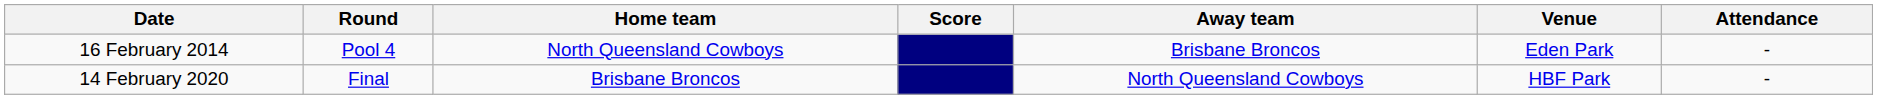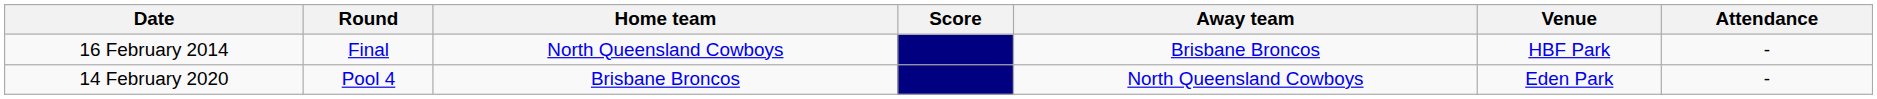(368, 49) Pool 4 -> (368, 49) Final
(1569, 49) Eden Park -> (1569, 49) HBF Park
(368, 79) Final -> (368, 79) Pool 4
(1569, 79) HBF Park -> (1569, 79) Eden Park
